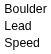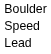rows swapped: (22, 43) <-> (18, 26)
